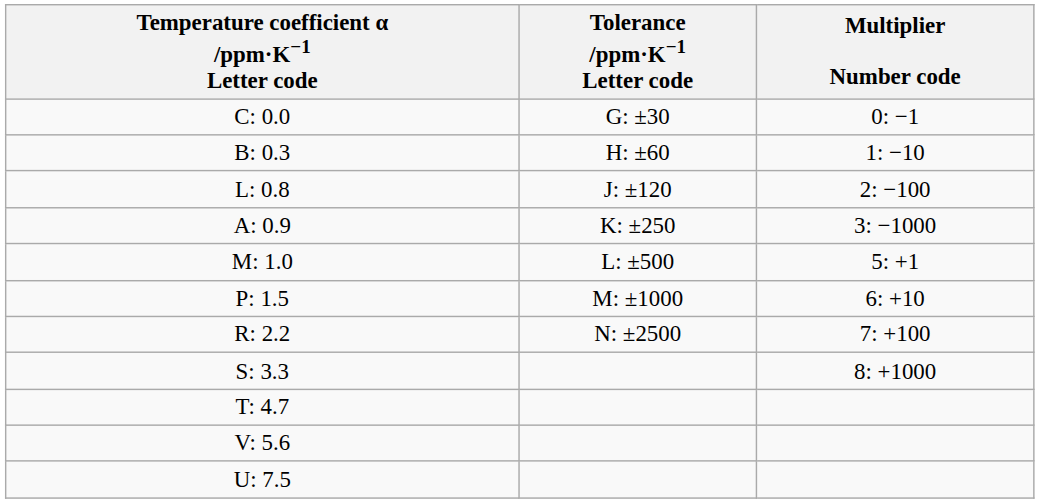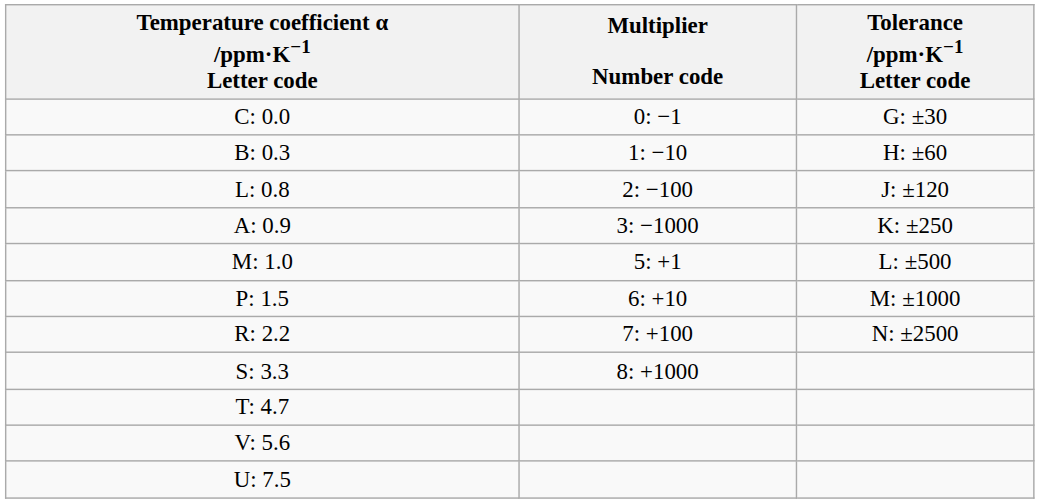columns swapped: (895, 51) <-> (638, 51)
